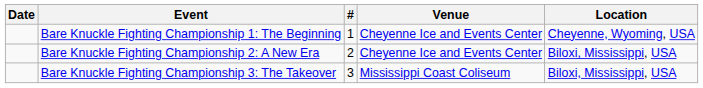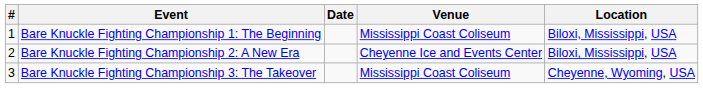columns swapped: (350, 15) <-> (22, 15)
(451, 34) Cheyenne Ice and Events Center -> (435, 34) Mississippi Coast Coliseum
(621, 34) Cheyenne, Wyoming, USA -> (612, 34) Biloxi, Mississippi, USA
(612, 73) Biloxi, Mississippi, USA -> (621, 73) Cheyenne, Wyoming, USA
